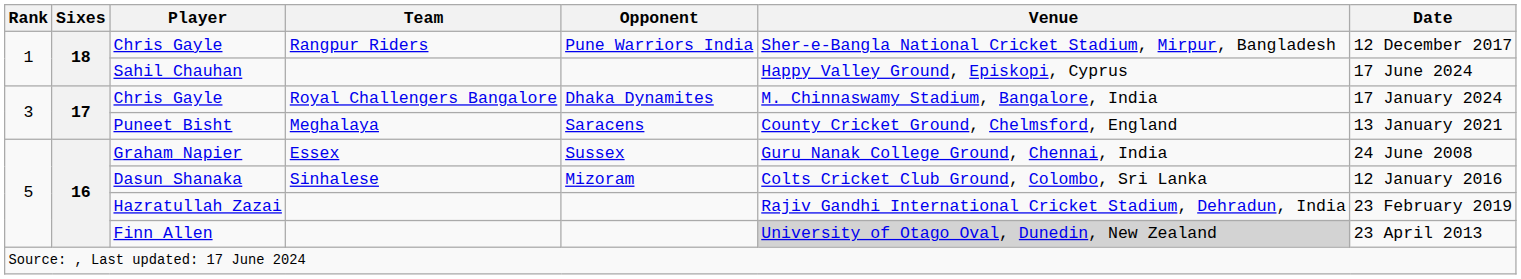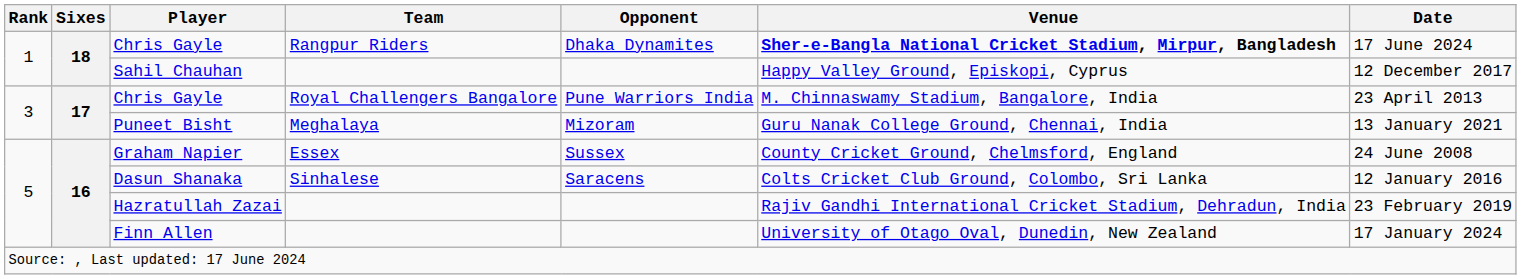(659, 45) Pune Warriors India -> (639, 45) Dhaka Dynamites
(1049, 45) normal -> (1049, 45) bold
(1433, 45) 12 December 2017 -> (1413, 45) 17 June 2024
(1413, 72) 17 June 2024 -> (1433, 72) 12 December 2017
(639, 99) Dhaka Dynamites -> (659, 99) Pune Warriors India
(1428, 99) 17 January 2024 -> (1418, 99) 23 April 2013
(605, 126) Saracens -> (600, 126) Mizoram
(969, 126) County Cricket Ground, Chelmsford, England -> (964, 126) Guru Nanak College Ground, Chennai, India
(964, 153) Guru Nanak College Ground, Chennai, India -> (969, 153) County Cricket Ground, Chelmsford, England
(600, 180) Mizoram -> (605, 180) Saracens
(989, 233) lightgrey background -> (989, 233) no background
(1418, 233) 23 April 2013 -> (1428, 233) 17 January 2024
